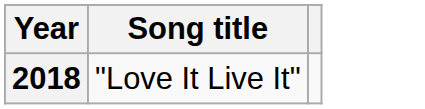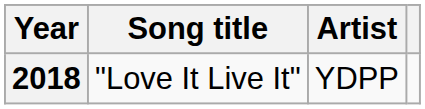+ column: (357, 28)
